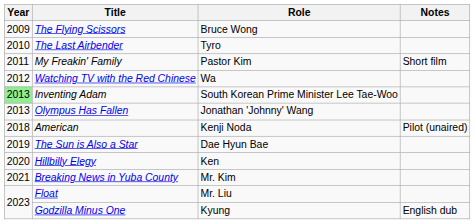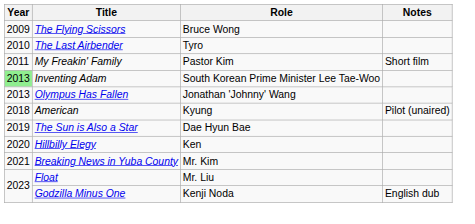- row: (115, 78)
(226, 128) Kenji Noda -> (198, 111) Kyung
(215, 210) Kyung -> (208, 194) Kenji Noda
